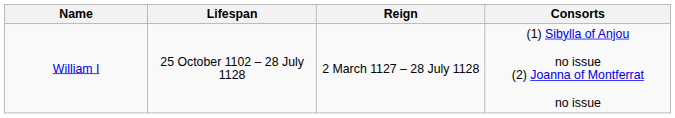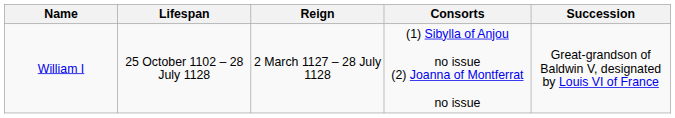+ column: (601, 14)
